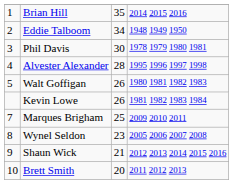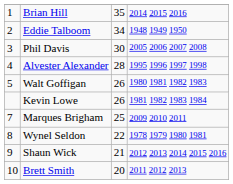(168, 48) 1978 1979 1980 1981 -> (168, 48) 2005 2006 2007 2008
(119, 135) 23 -> (119, 135) 22
(168, 135) 2005 2006 2007 2008 -> (168, 135) 1978 1979 1980 1981
